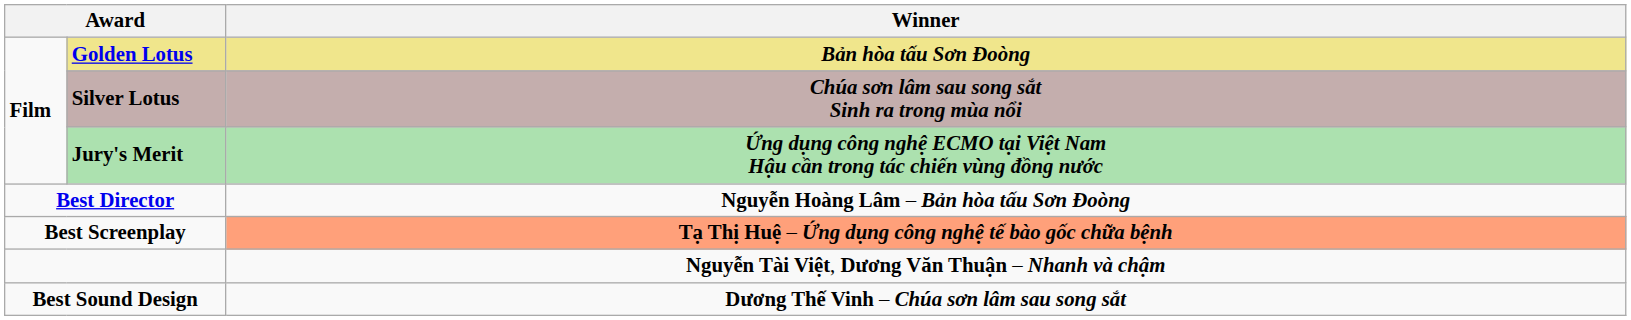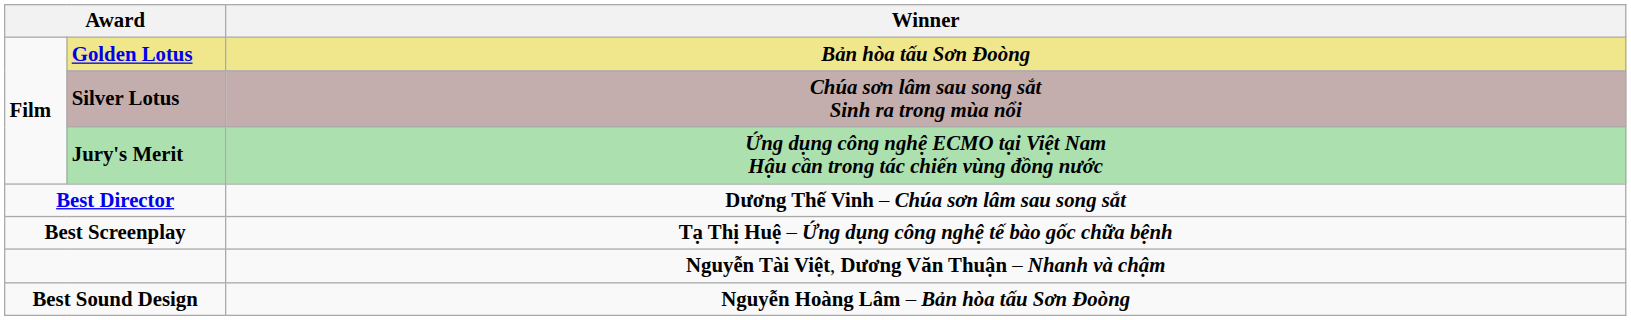(926, 199) Nguyễn Hoàng Lâm – Bản hòa tấu Sơn Đoòng -> (926, 199) Dương Thế Vinh – Chúa sơn lâm sau song sắt
(926, 232) lightsalmon background -> (926, 232) no background
(926, 298) Dương Thế Vinh – Chúa sơn lâm sau song sắt -> (926, 298) Nguyễn Hoàng Lâm – Bản hòa tấu Sơn Đoòng
